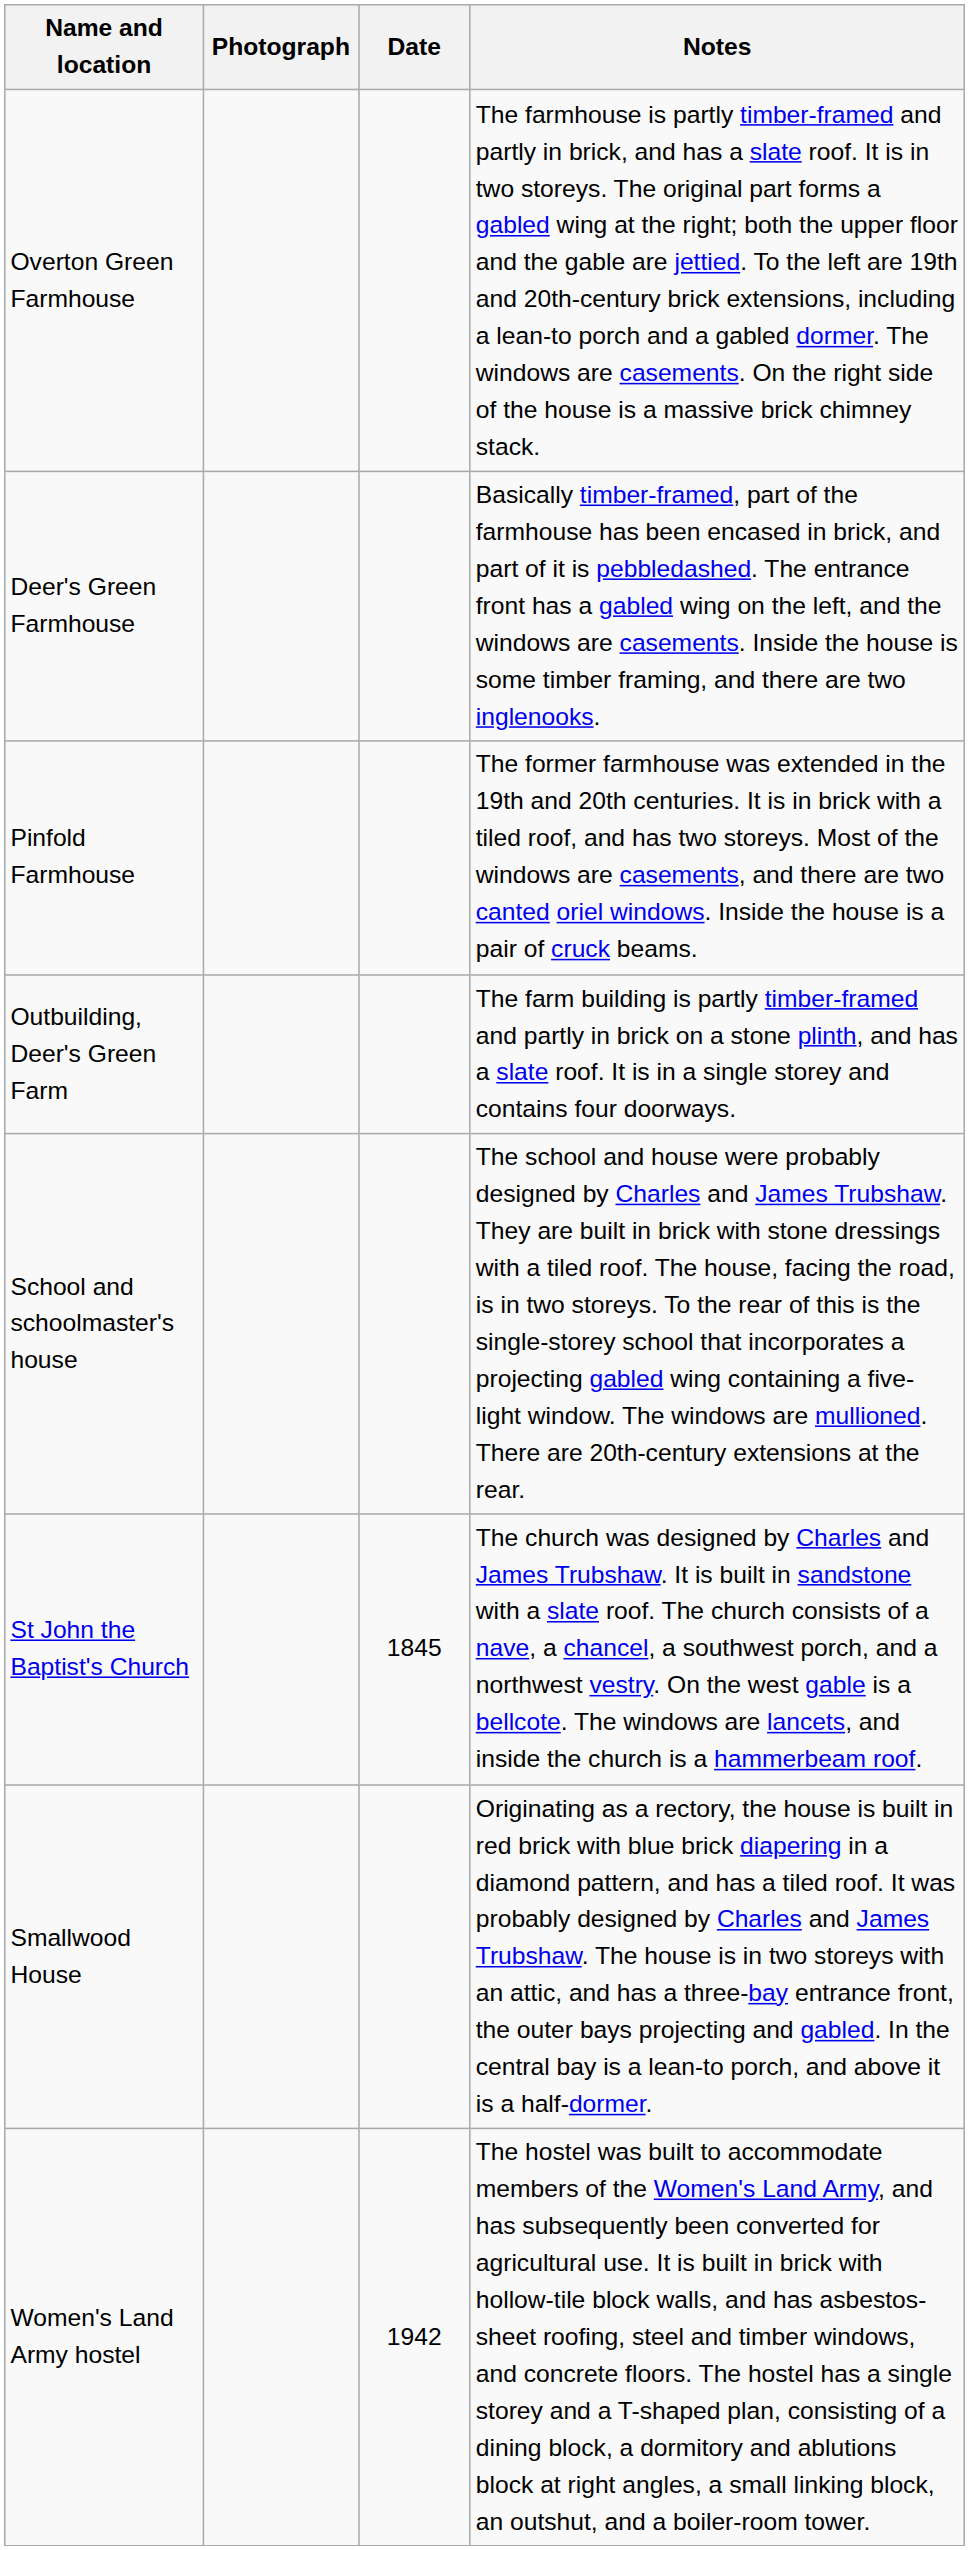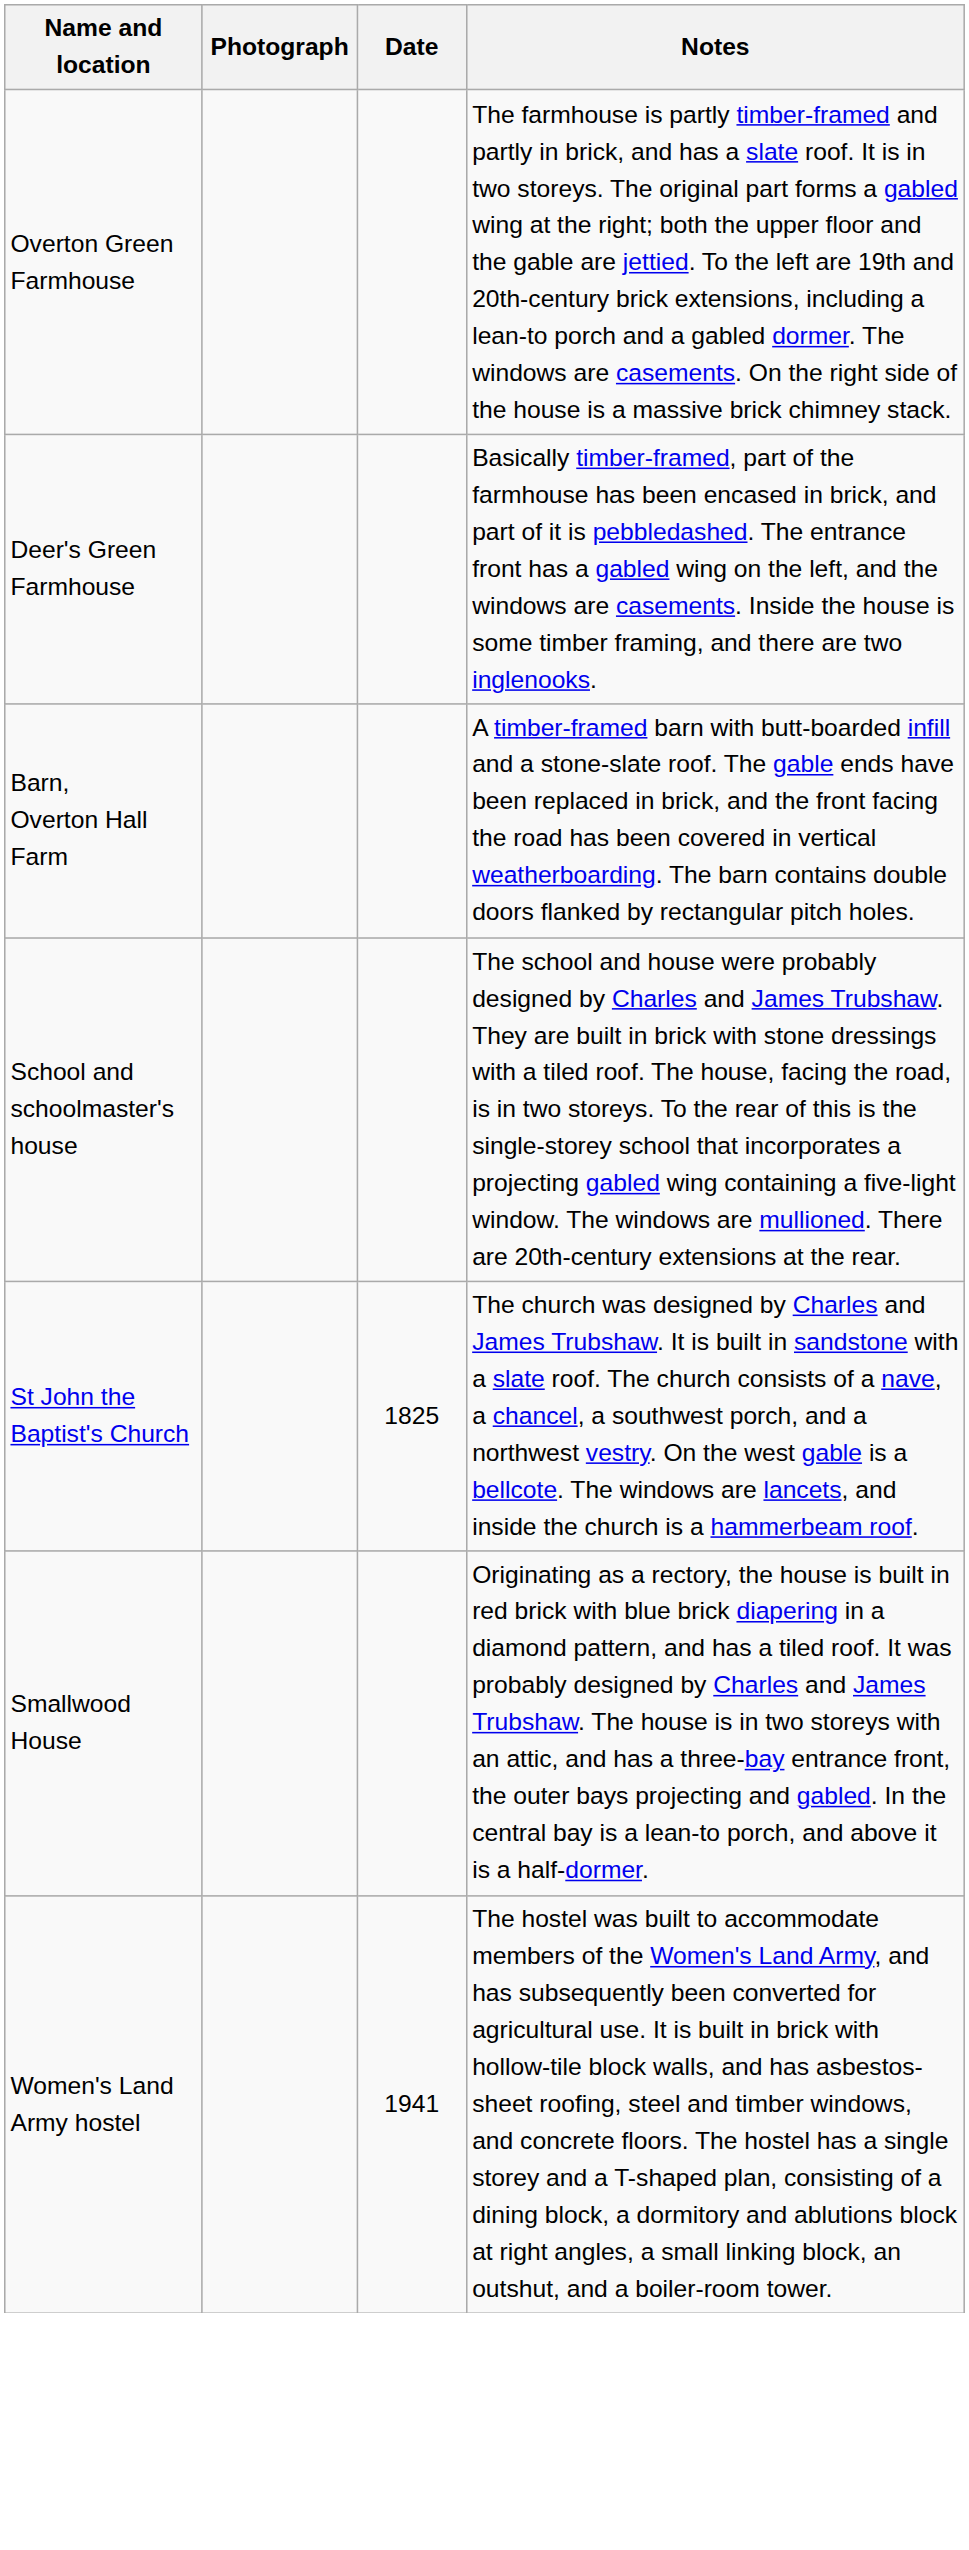+ row: (79, 820)
- row: (73, 857)
- row: (83, 1053)
(414, 1649) 1845 -> (412, 1416) 1825
(414, 2337) 1942 -> (412, 2104) 1941
